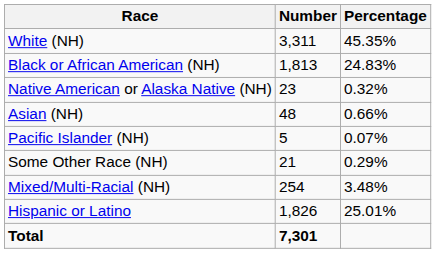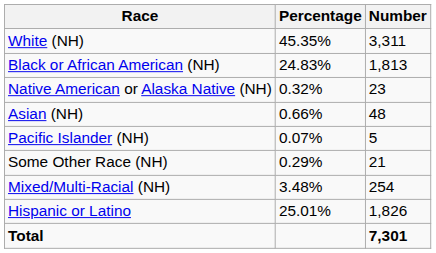columns swapped: (308, 16) <-> (385, 16)
